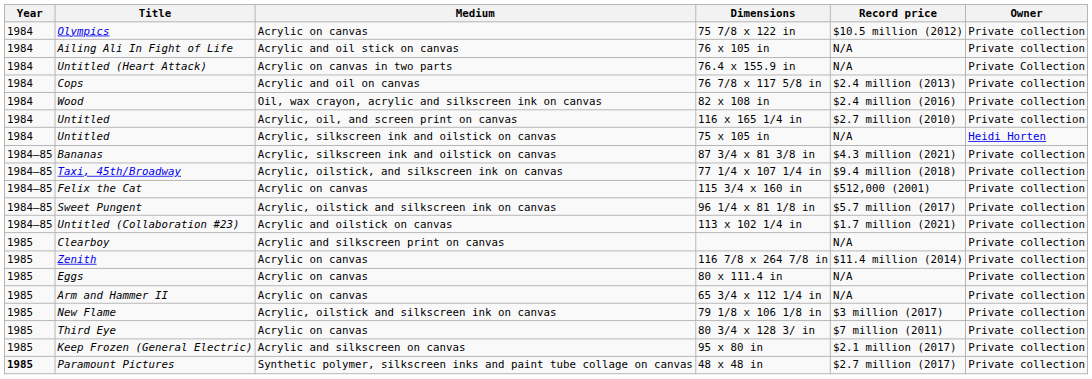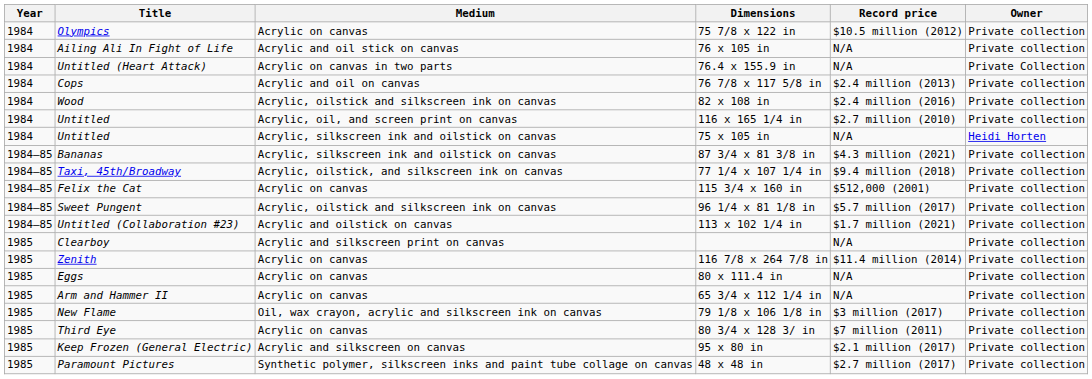(430, 101) Oil, wax crayon, acrylic and silkscreen ink on canvas -> (407, 101) Acrylic, oilstick and silkscreen ink on canvas
(407, 312) Acrylic, oilstick and silkscreen ink on canvas -> (430, 312) Oil, wax crayon, acrylic and silkscreen ink on canvas
(20, 365) bold -> (20, 365) normal
